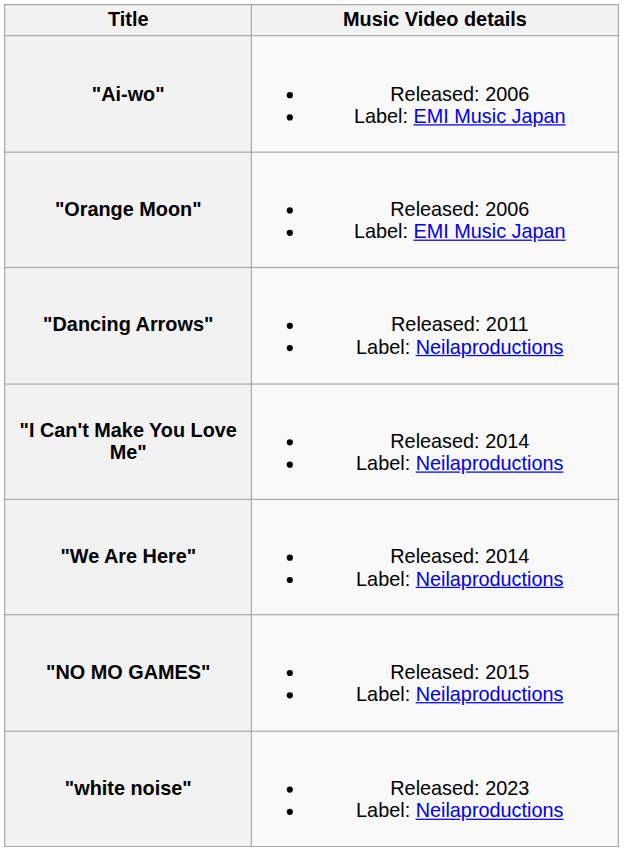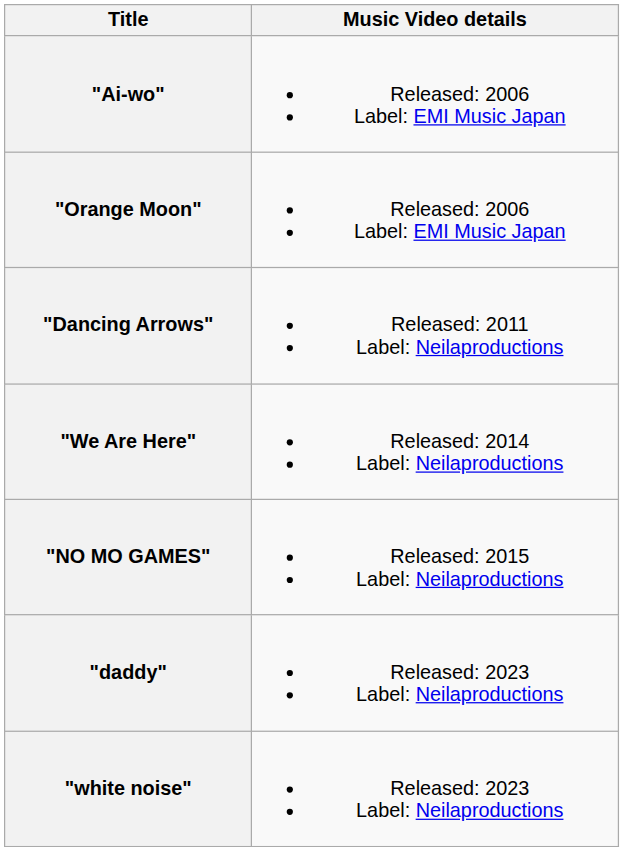- row: (128, 441)
+ row: (128, 672)
